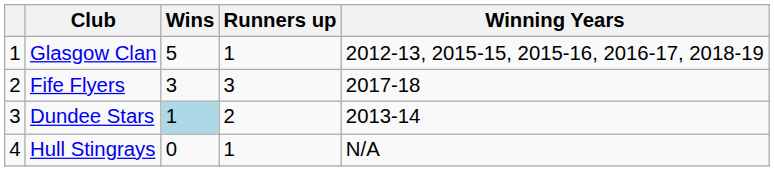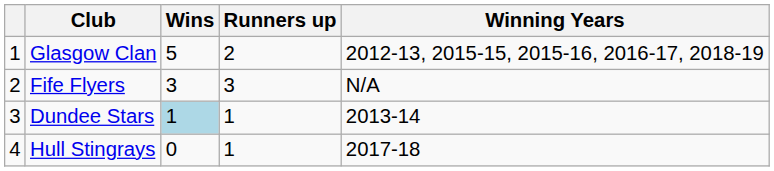(229, 52) 1 -> (229, 52) 2
(383, 85) 2017-18 -> (363, 85) N/A
(229, 117) 2 -> (229, 117) 1
(363, 149) N/A -> (383, 149) 2017-18
